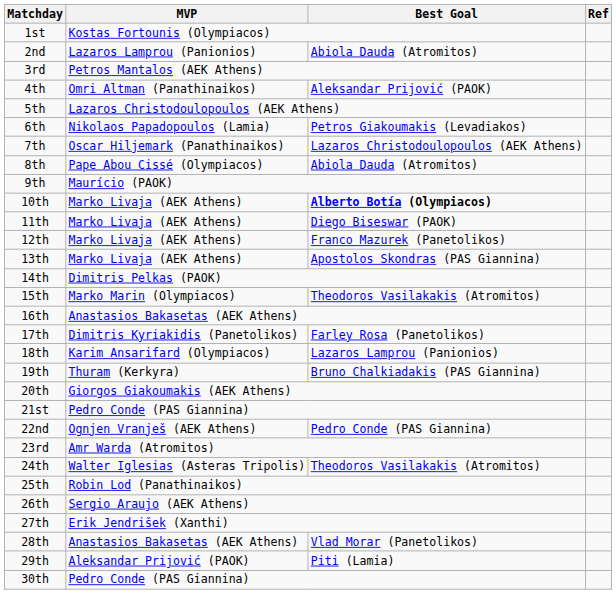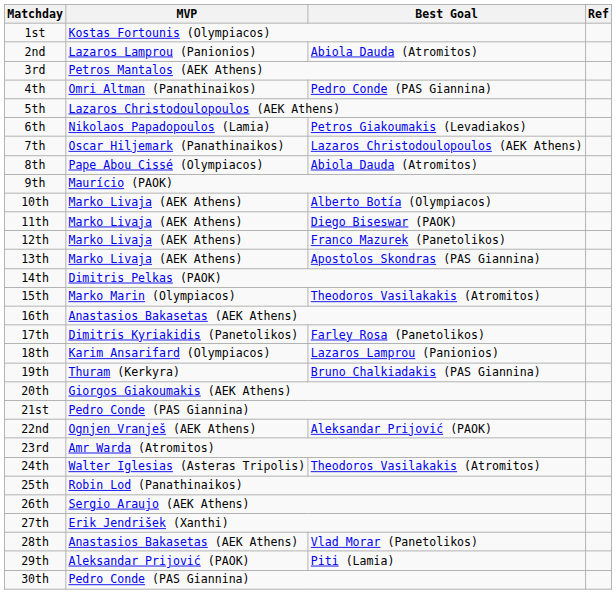(401, 89) Aleksandar Prijović (PAOK) -> (401, 89) Pedro Conde (PAS Giannina)
(401, 202) bold -> (401, 202) normal
(401, 429) Pedro Conde (PAS Giannina) -> (401, 429) Aleksandar Prijović (PAOK)
